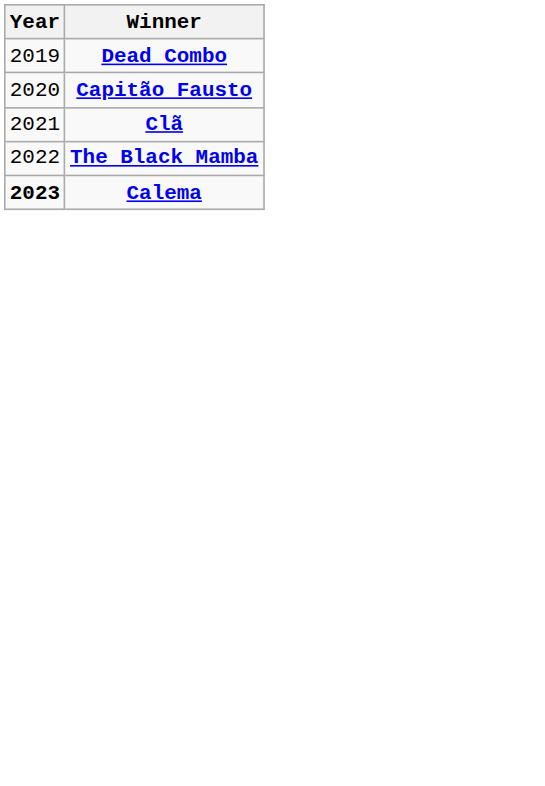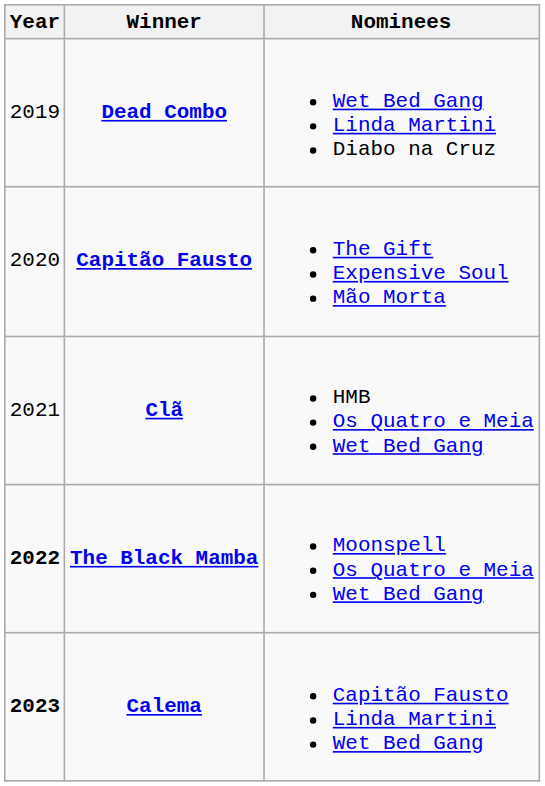+ column: (401, 22)
(35, 158) normal -> (35, 558) bold
